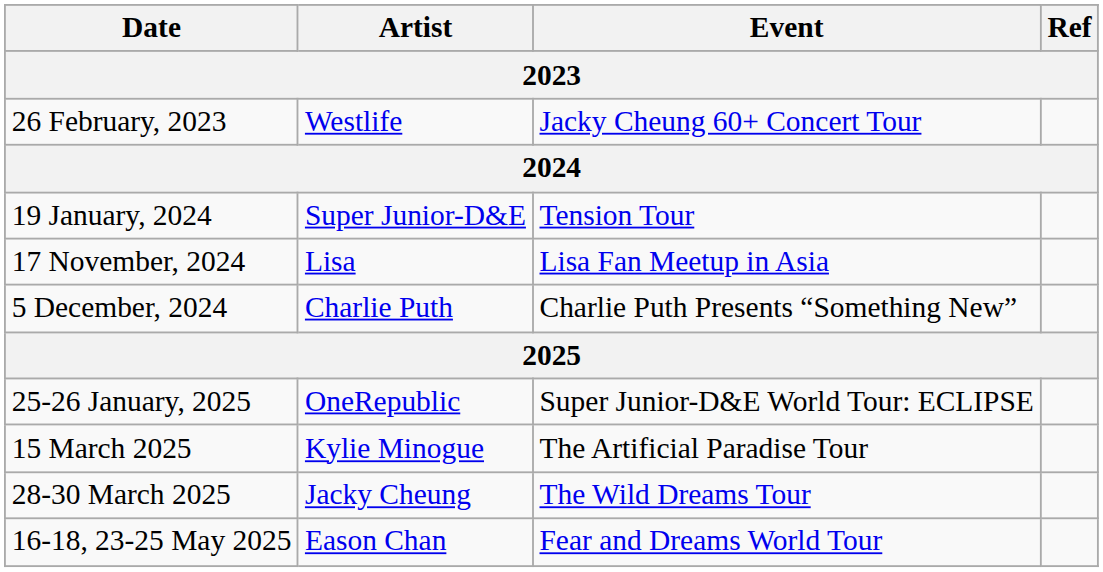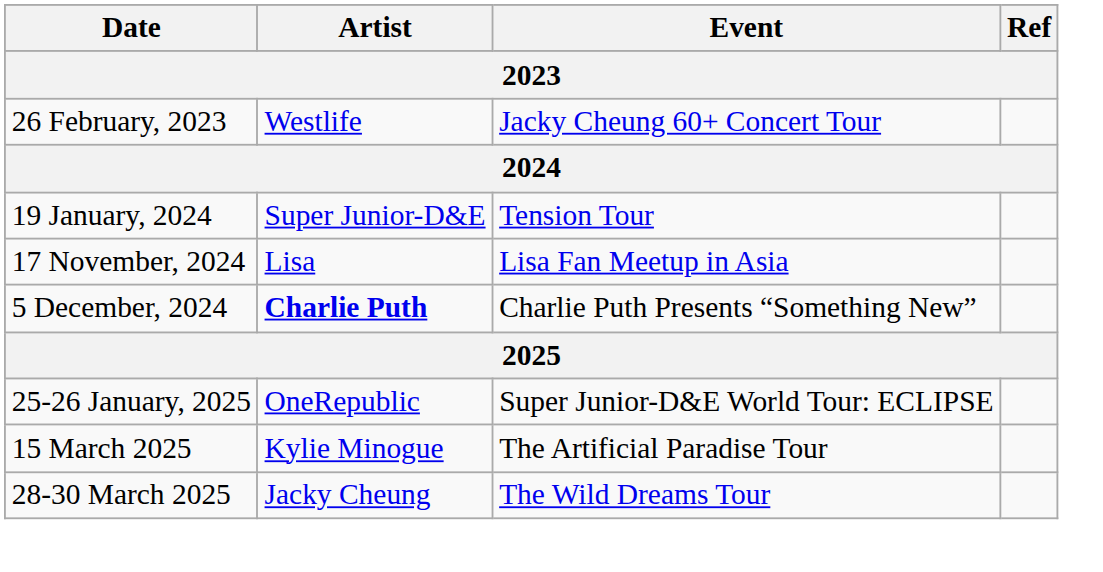(379, 307) normal -> (346, 307) bold
- row: (152, 541)
